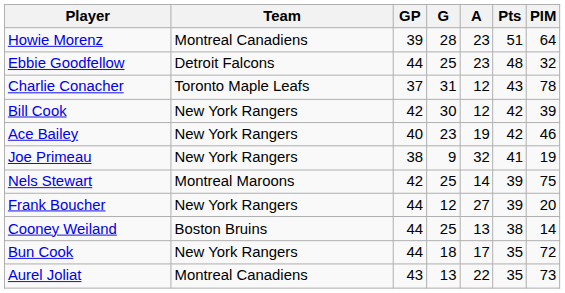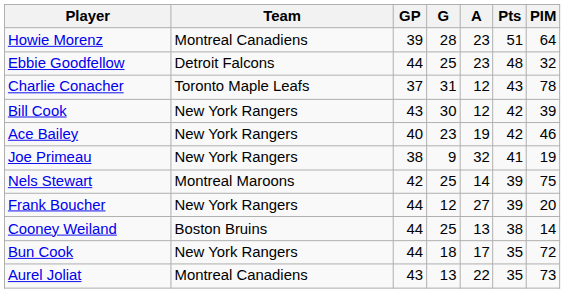(415, 110) 42 -> (415, 110) 43
